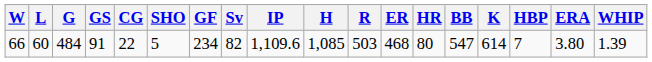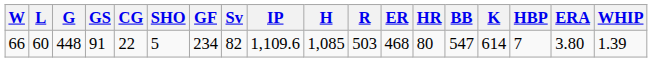(69, 43) 484 -> (69, 43) 448
